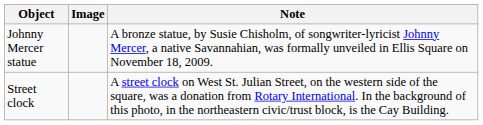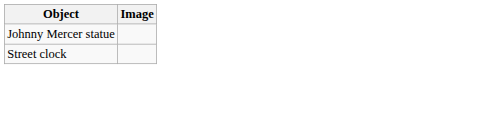- column: (293, 14)
